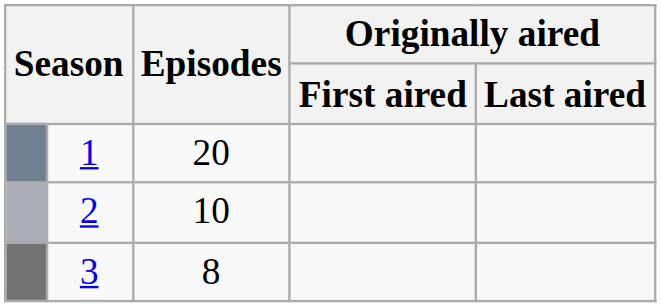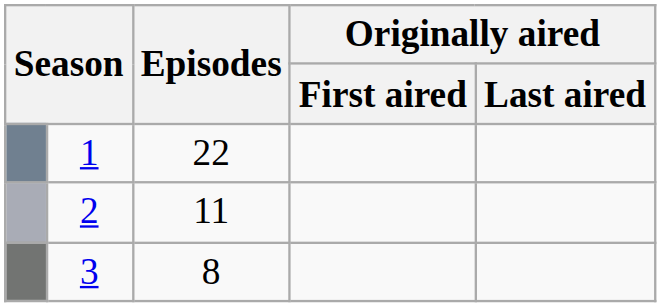(211, 152) 20 -> (211, 152) 22
(211, 211) 10 -> (211, 211) 11
